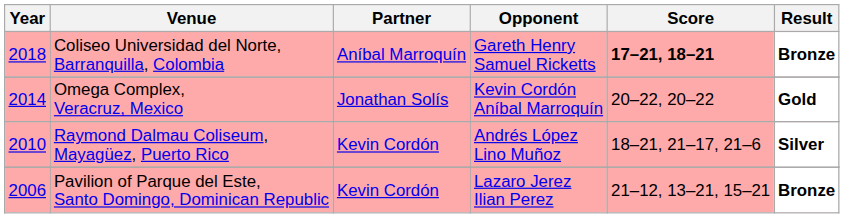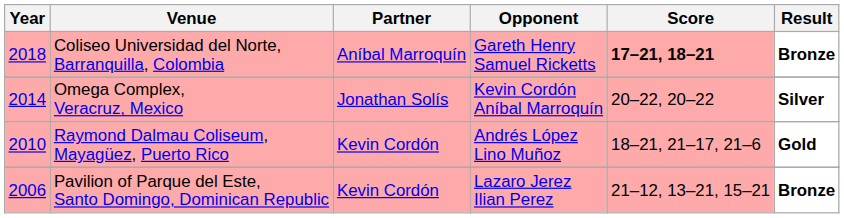(797, 100) Gold -> (801, 100) Silver
(801, 145) Silver -> (797, 145) Gold
